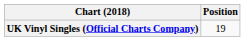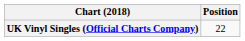(220, 28) 19 -> (220, 28) 22
